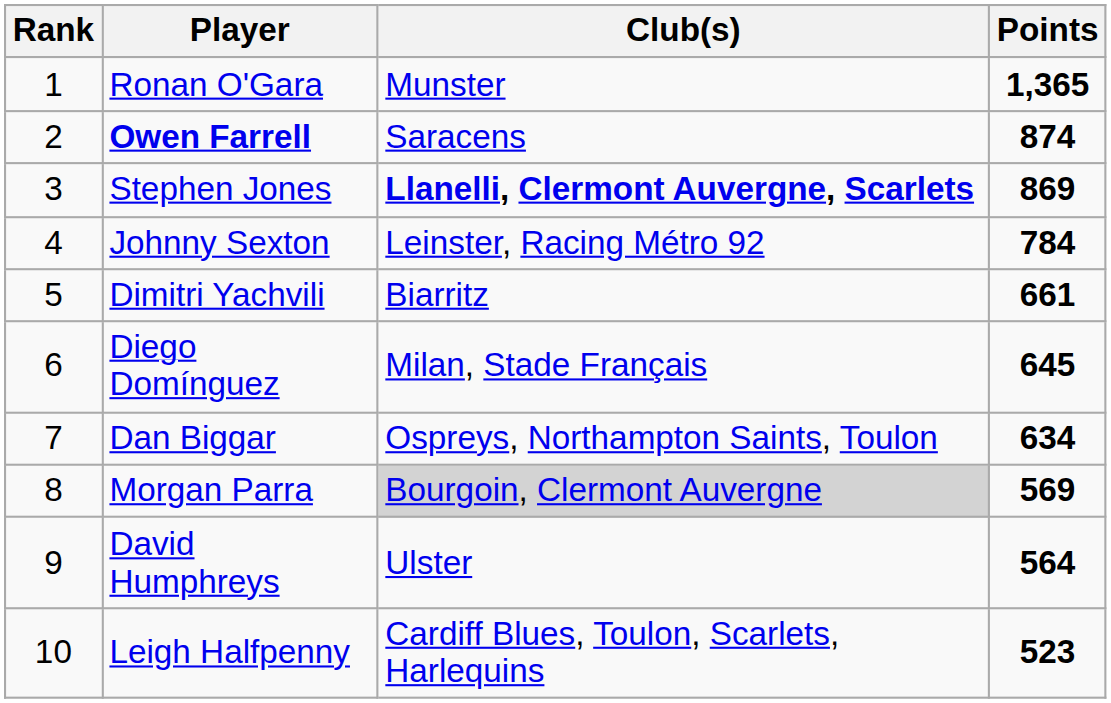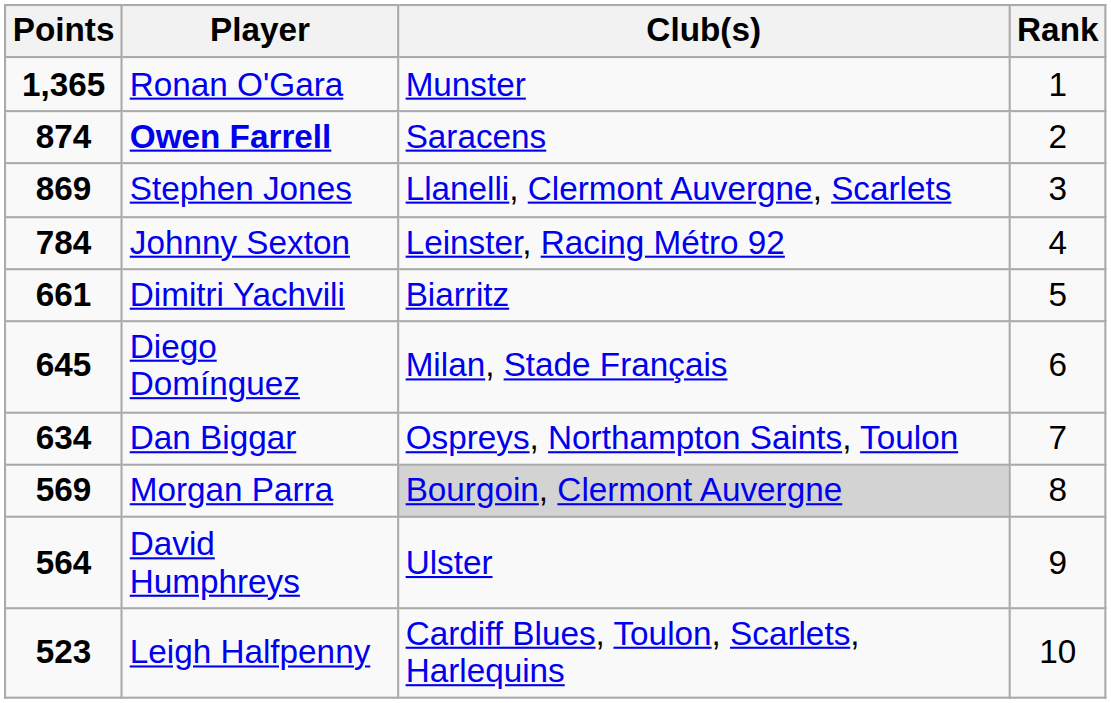columns swapped: (53, 30) <-> (1048, 30)
(680, 189) bold -> (678, 189) normal
